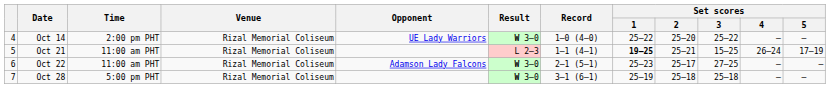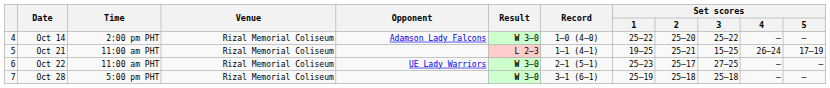(448, 38) UE Lady Warriors -> (438, 38) Adamson Lady Falcons
(641, 51) bold -> (641, 51) normal
(438, 64) Adamson Lady Falcons -> (448, 64) UE Lady Warriors
